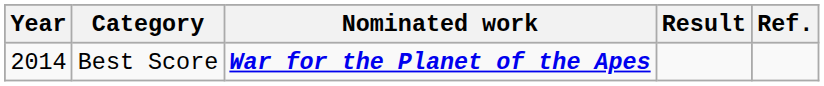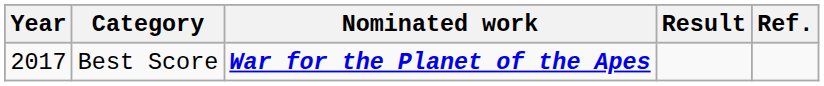(39, 62) 2014 -> (39, 62) 2017
